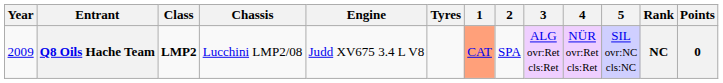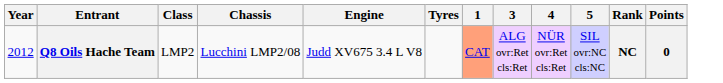- column: (509, 14)
(21, 51) 2009 -> (21, 51) 2012
(179, 51) bold -> (178, 51) normal
